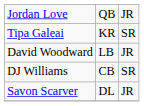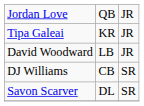(128, 33) SR -> (127, 33) JR
(127, 91) JR -> (128, 91) SR
